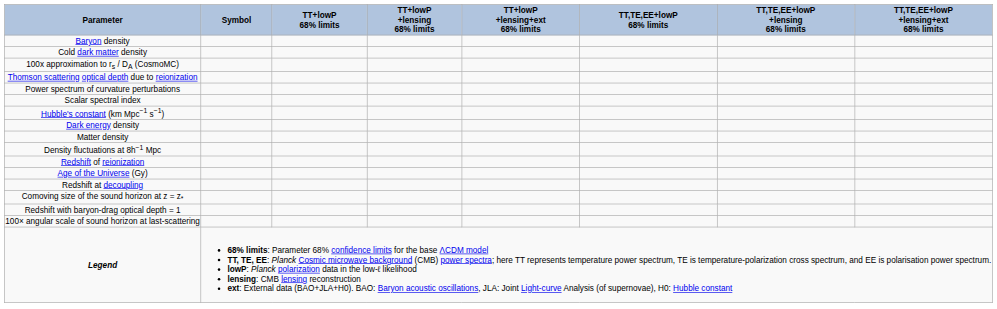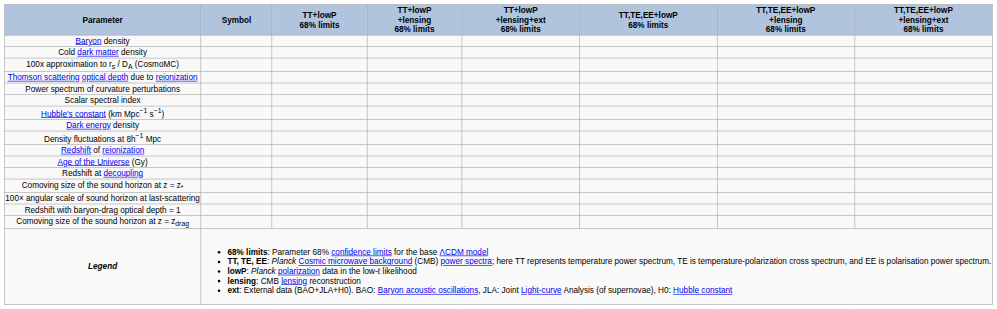- row: (103, 136)
rows swapped: (103, 221) <-> (103, 209)
+ row: (103, 222)
